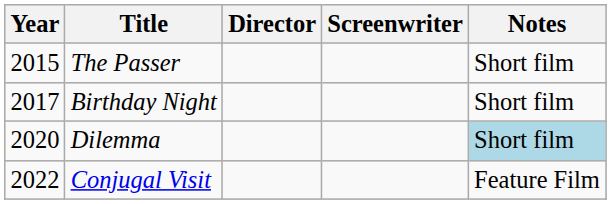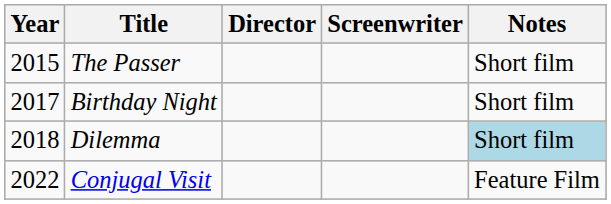(35, 140) 2020 -> (35, 140) 2018
